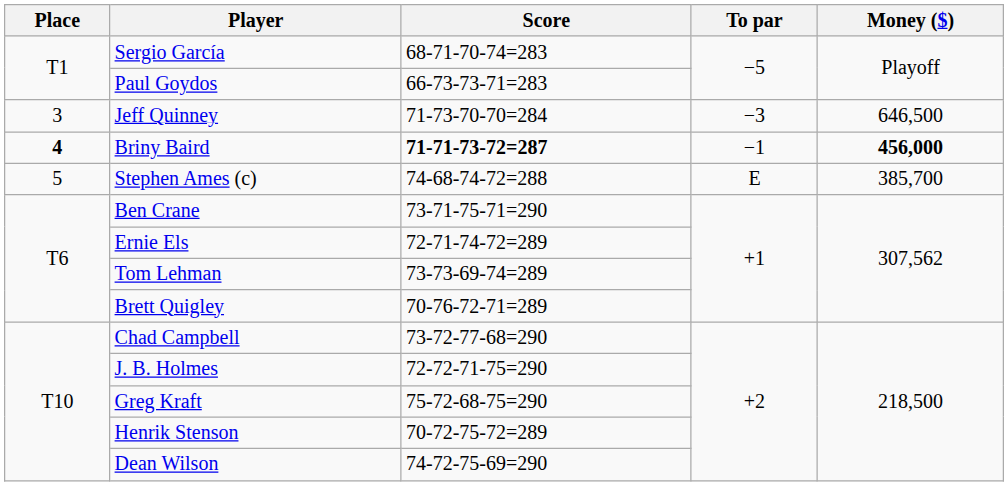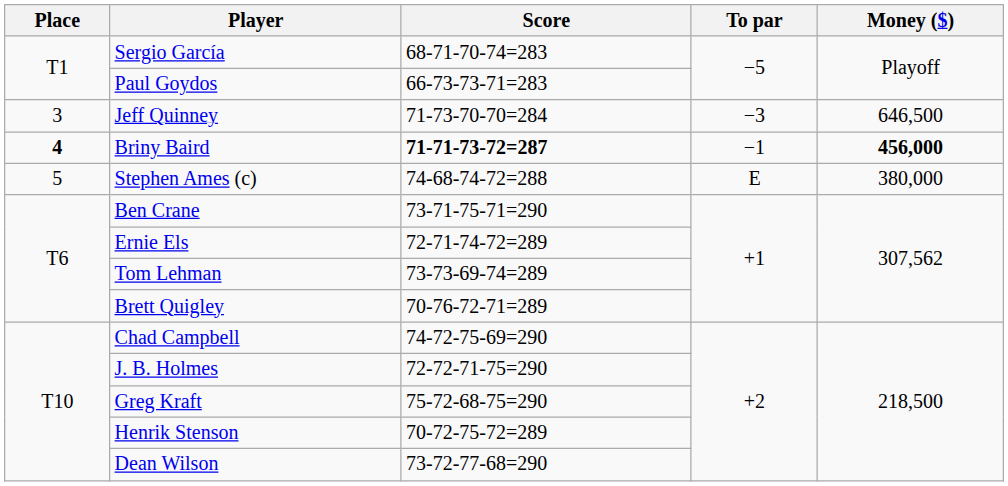(911, 178) 385,700 -> (911, 178) 380,000
(477, 337) 73-72-77-68=290 -> (477, 337) 74-72-75-69=290
(477, 464) 74-72-75-69=290 -> (477, 464) 73-72-77-68=290
